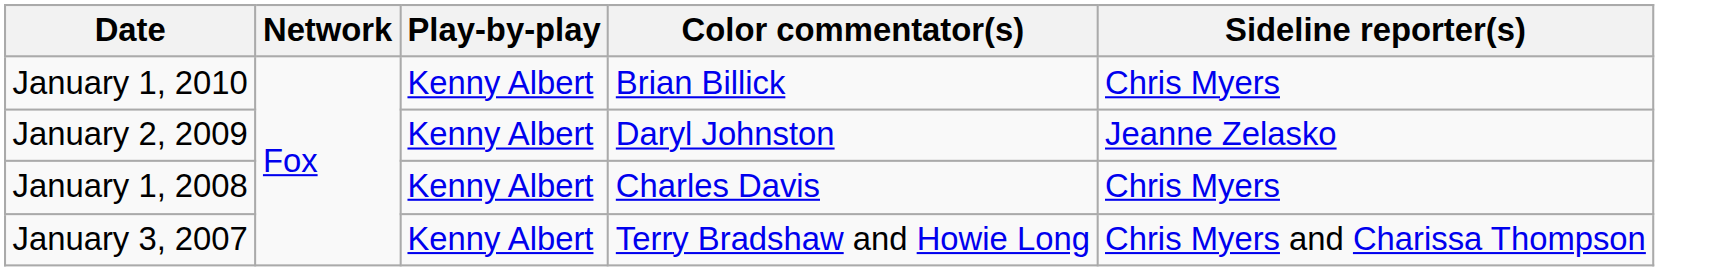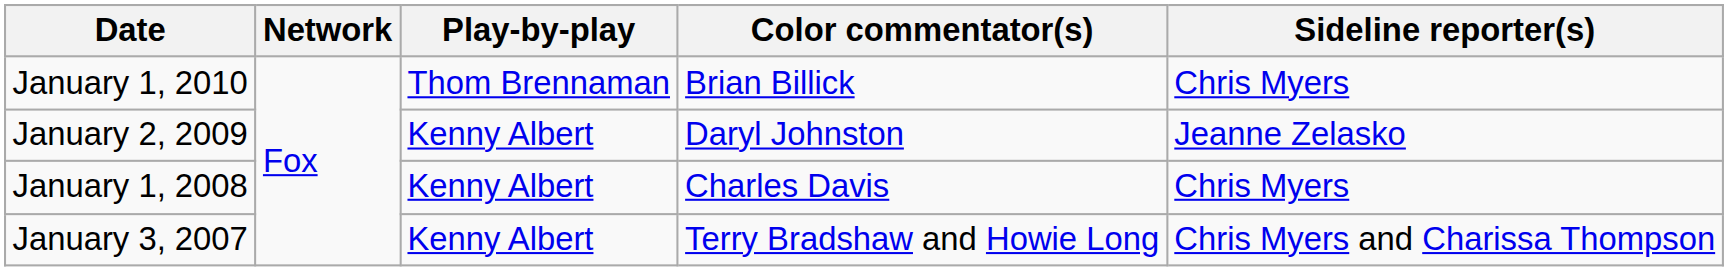(500, 82) Kenny Albert -> (539, 82) Thom Brennaman
